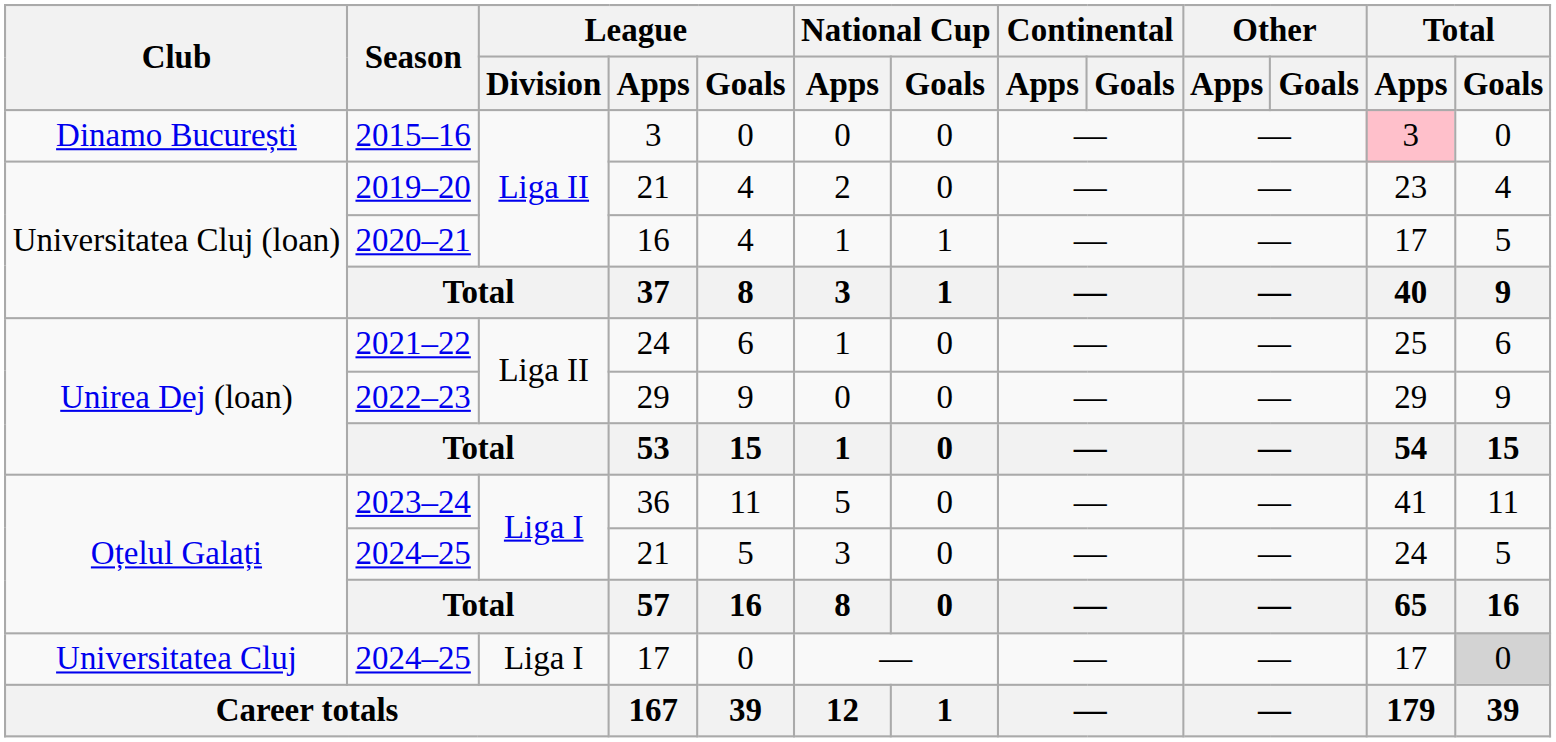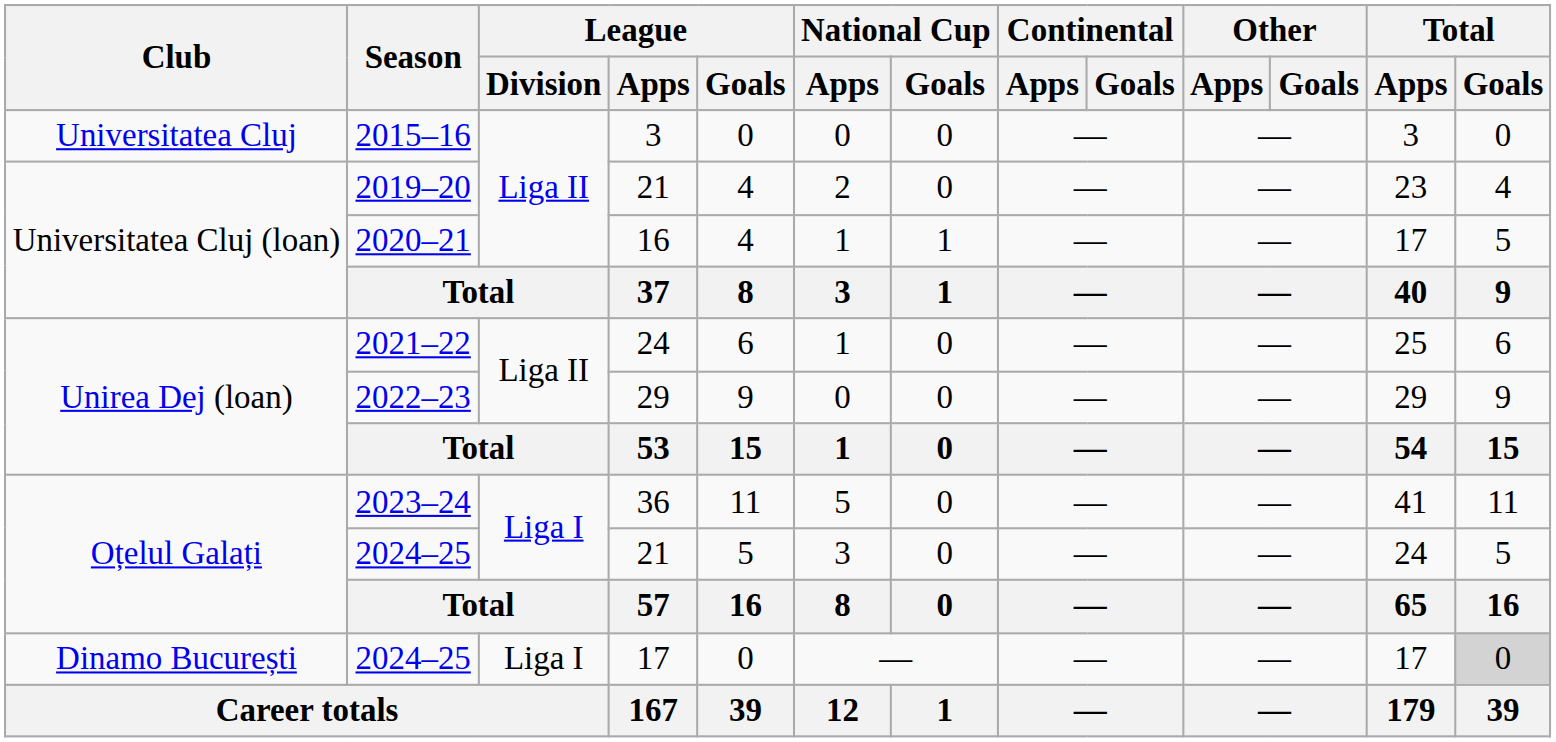(176, 135) Dinamo București -> (176, 135) Universitatea Cluj
(1411, 135) pink background -> (1411, 135) no background
(176, 657) Universitatea Cluj -> (176, 657) Dinamo București
